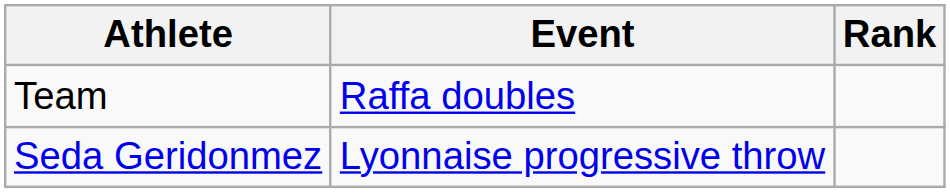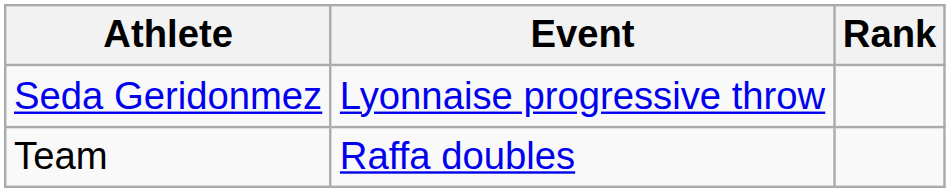rows swapped: (168, 156) <-> (61, 95)
